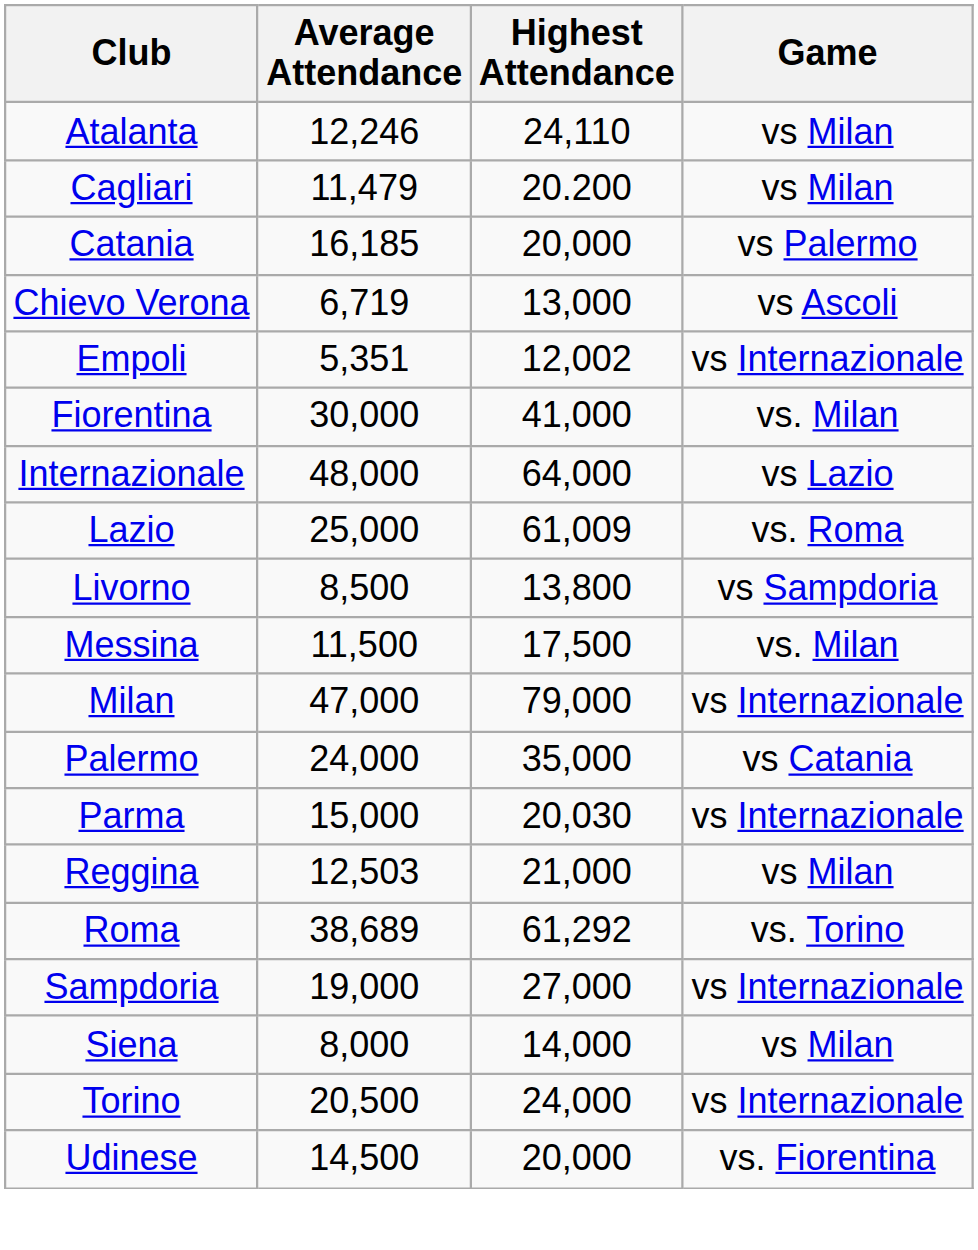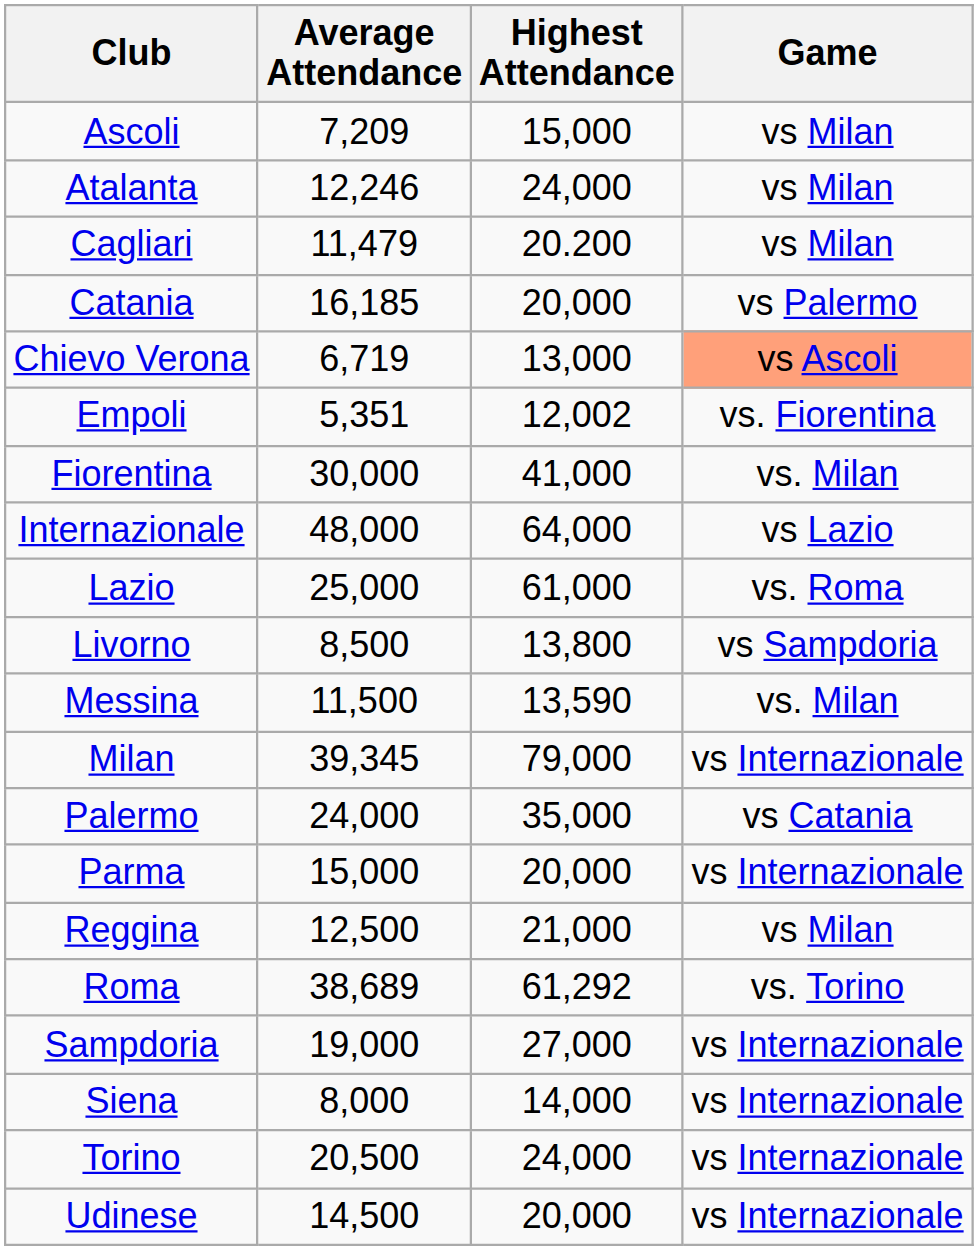+ row: (132, 130)
(577, 130) 24,110 -> (577, 187) 24,000
(828, 301) no background -> (828, 359) lightsalmon background
(828, 359) vs Internazionale -> (828, 416) vs. Fiorentina
(577, 530) 61,009 -> (577, 587) 61,000
(577, 644) 17,500 -> (577, 701) 13,590
(364, 701) 47,000 -> (364, 758) 39,345
(577, 815) 20,030 -> (577, 872) 20,000
(364, 872) 12,503 -> (364, 929) 12,500
(828, 1044) vs Milan -> (828, 1101) vs Internazionale
(828, 1158) vs. Fiorentina -> (828, 1215) vs Internazionale
